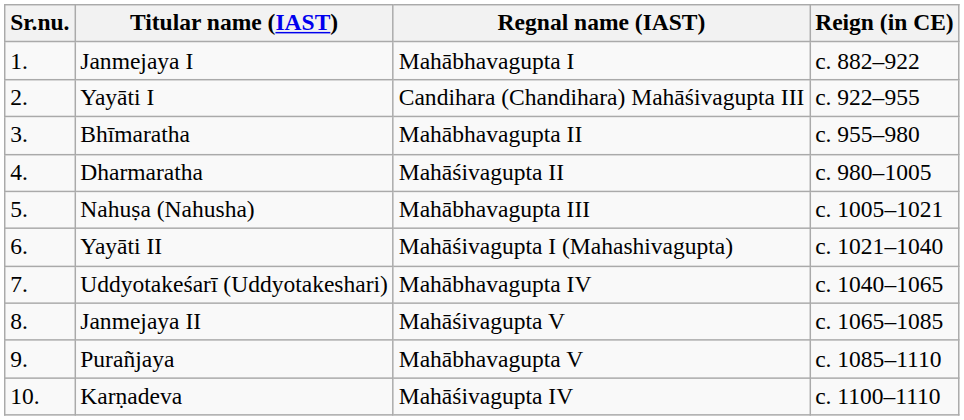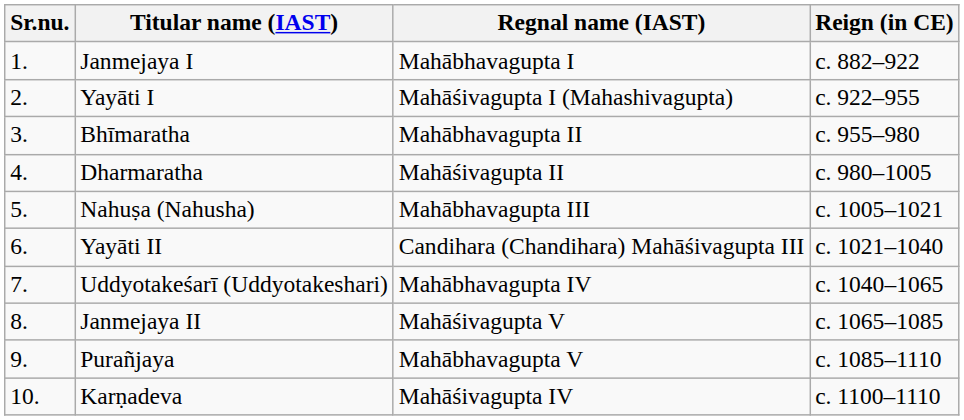(602, 97) Candihara (Chandihara) Mahāśivagupta III -> (566, 97) Mahāśivagupta I (Mahashivagupta)
(566, 246) Mahāśivagupta I (Mahashivagupta) -> (602, 246) Candihara (Chandihara) Mahāśivagupta III
